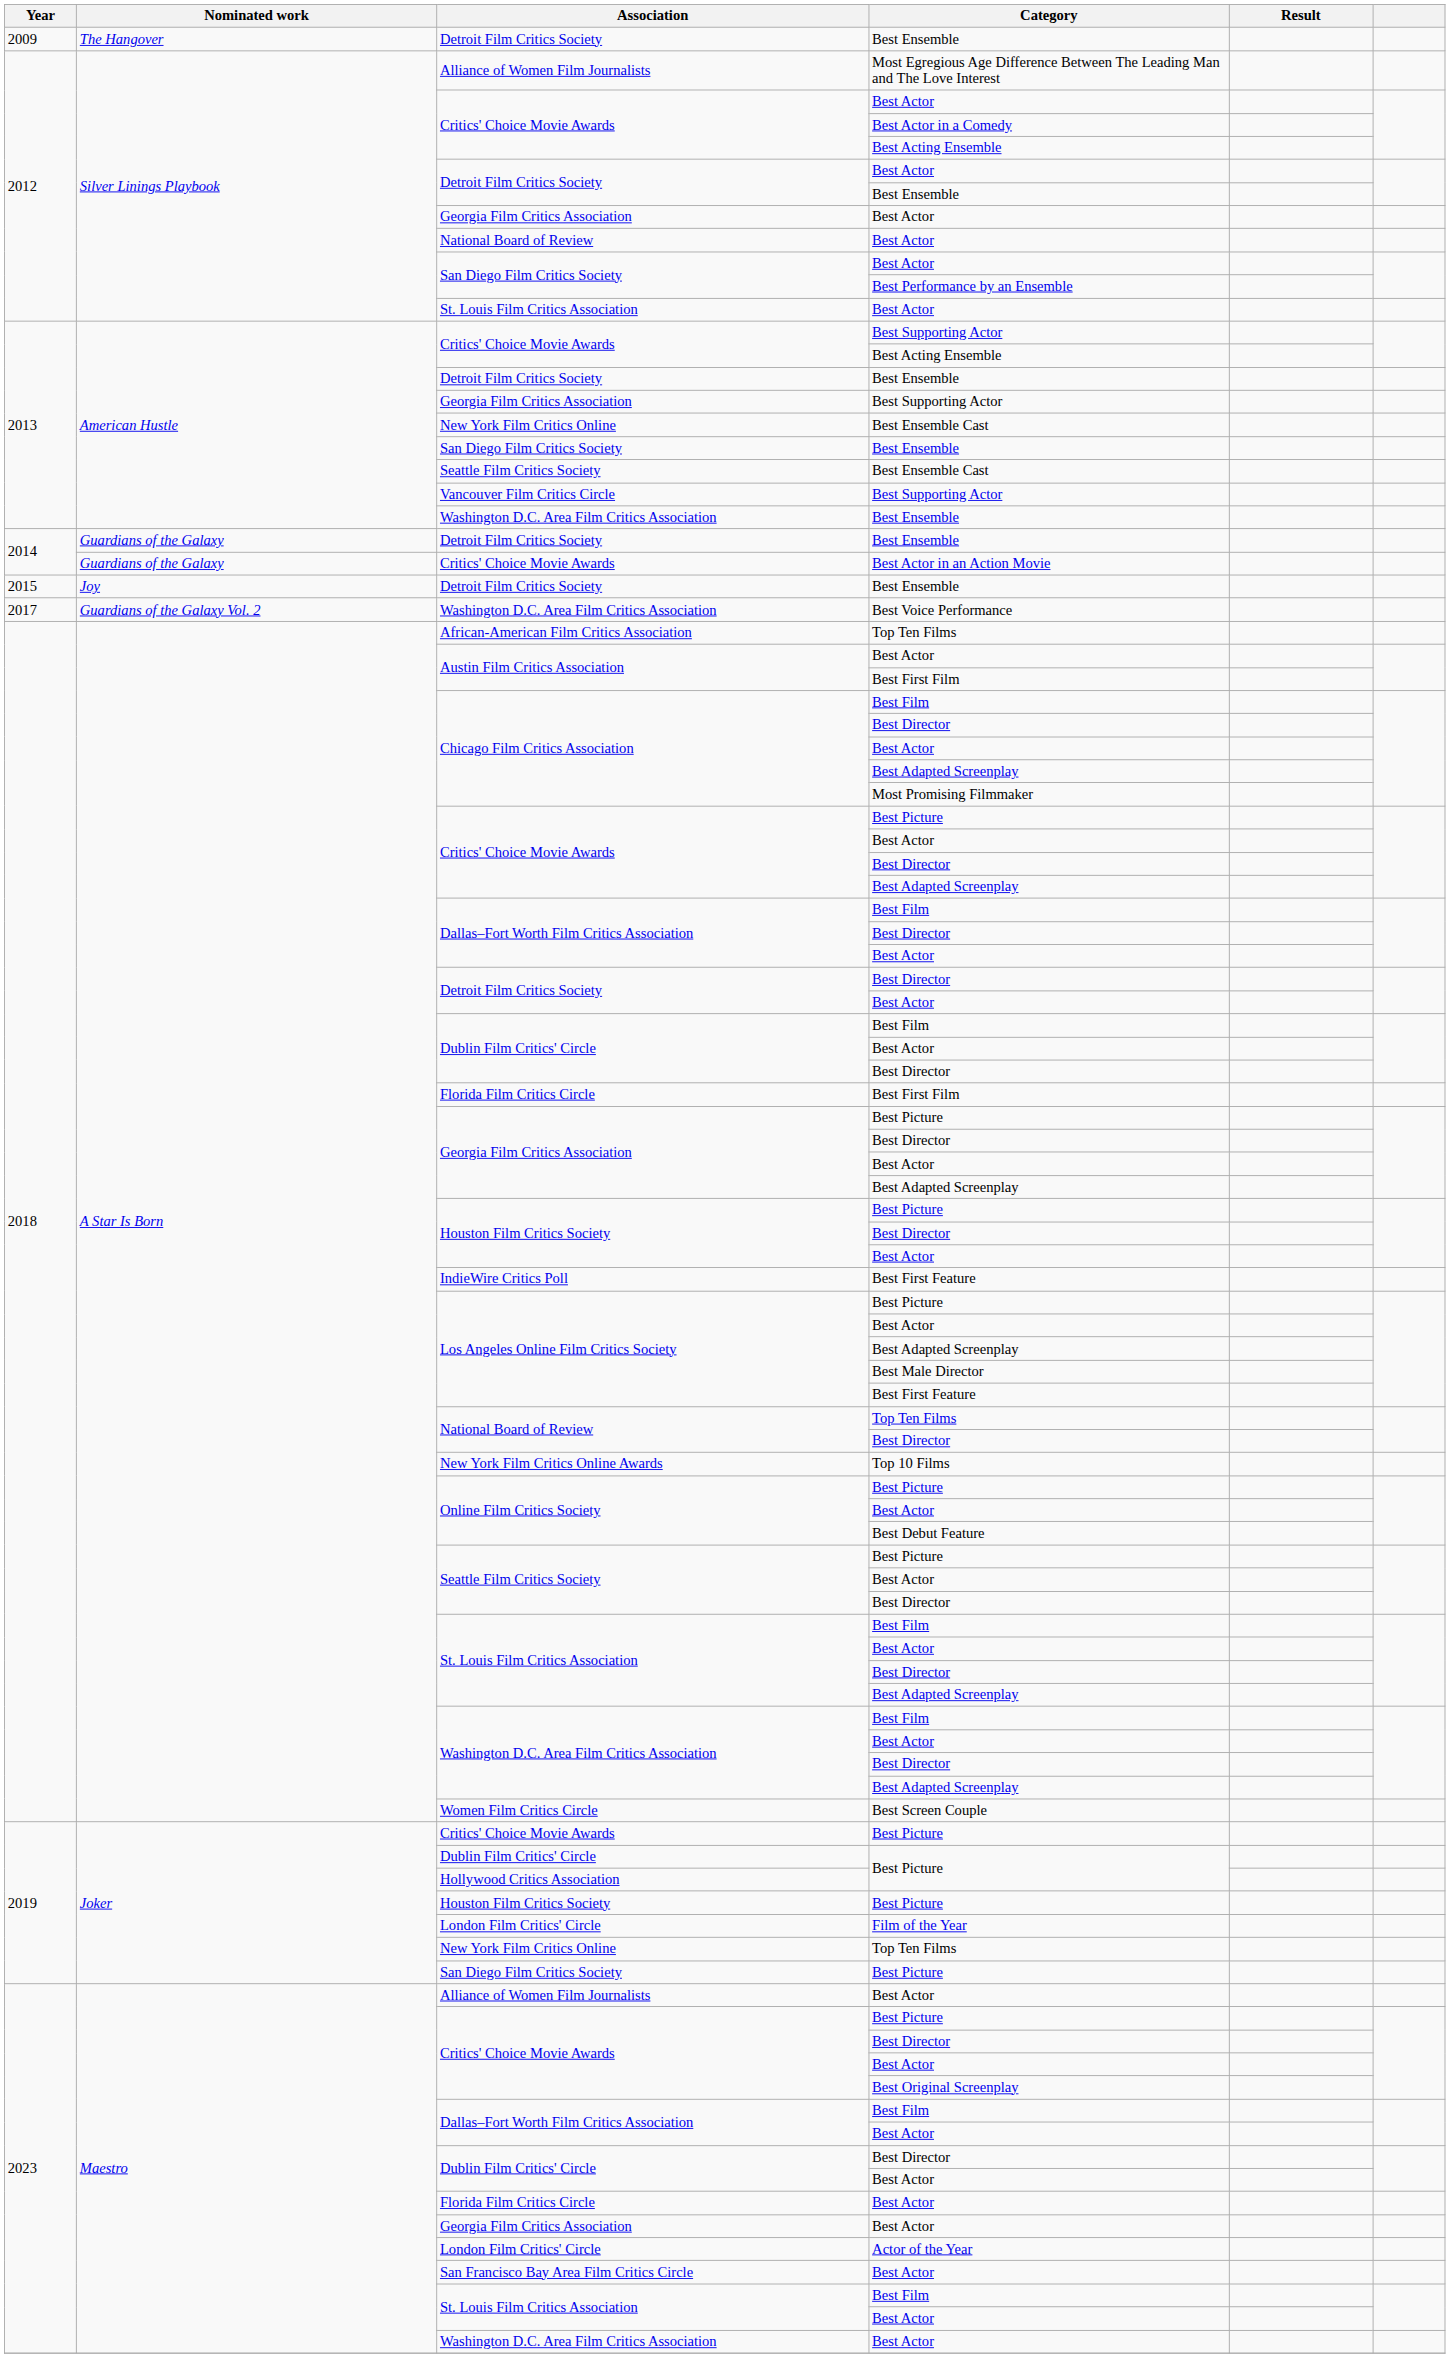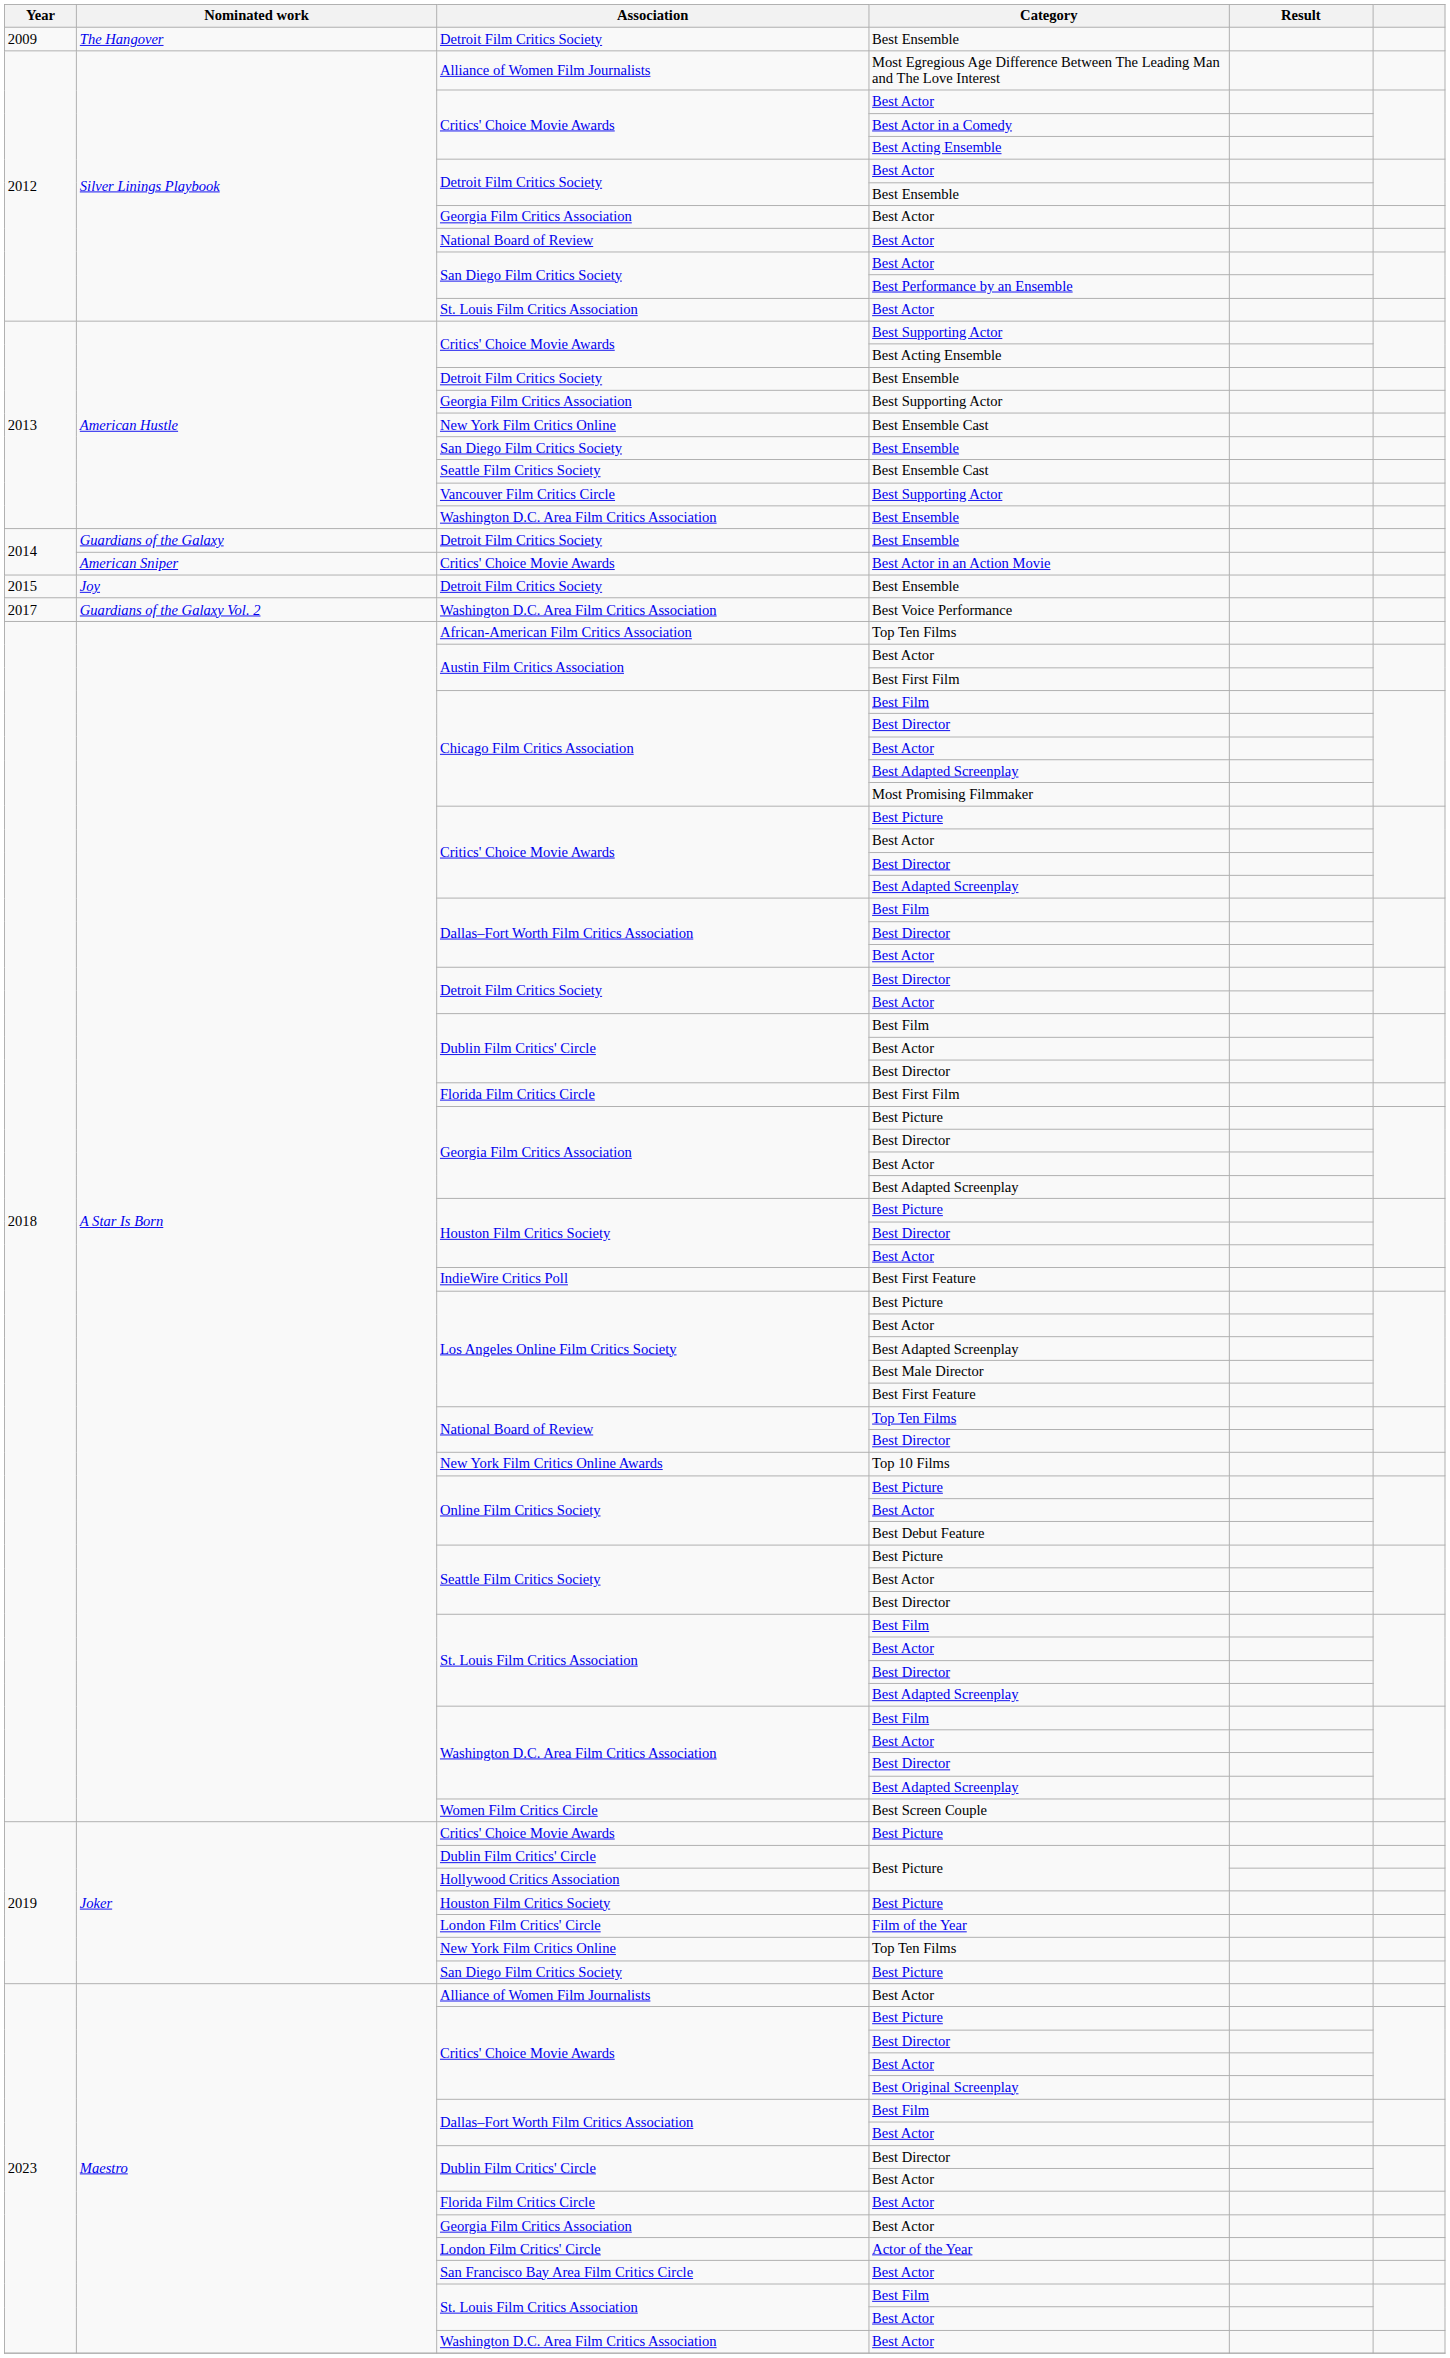(152, 563) Guardians of the Galaxy -> (129, 563) American Sniper
